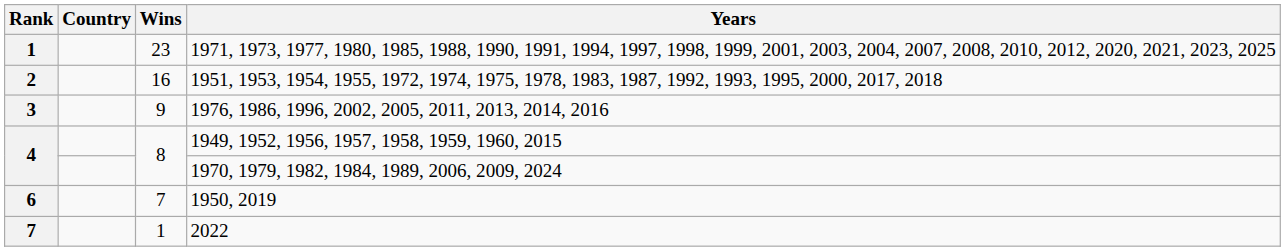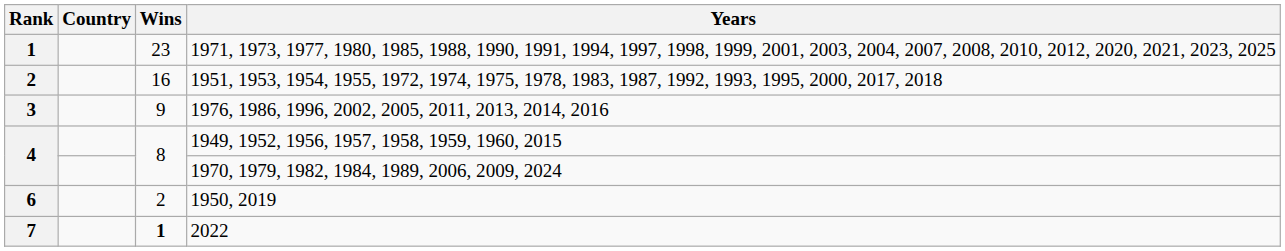(161, 200) 7 -> (161, 200) 2
(161, 230) normal -> (161, 230) bold
